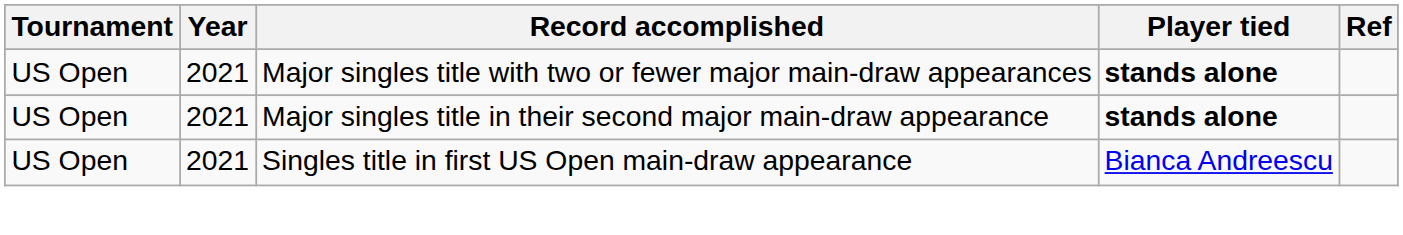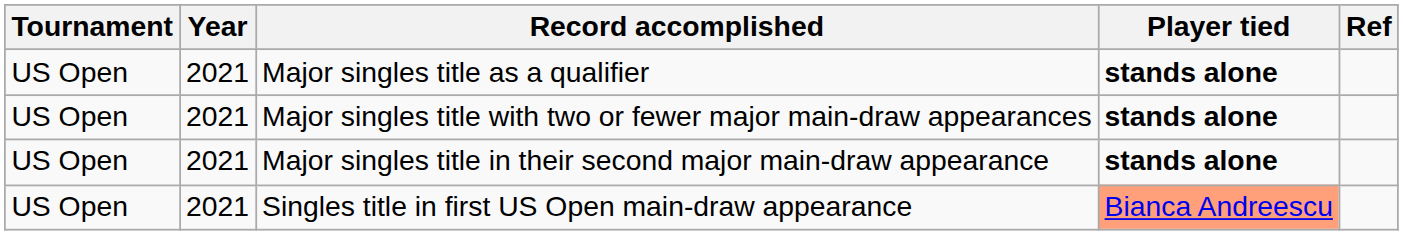+ row: (456, 71)
(1219, 161) no background -> (1219, 206) lightsalmon background
